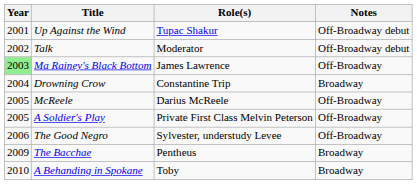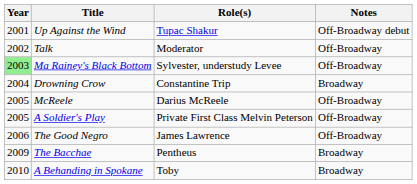(364, 48) Off-Broadway debut -> (350, 48) Off-Broadway
(193, 65) James Lawrence -> (219, 65) Sylvester, understudy Levee
(219, 135) Sylvester, understudy Levee -> (193, 135) James Lawrence
